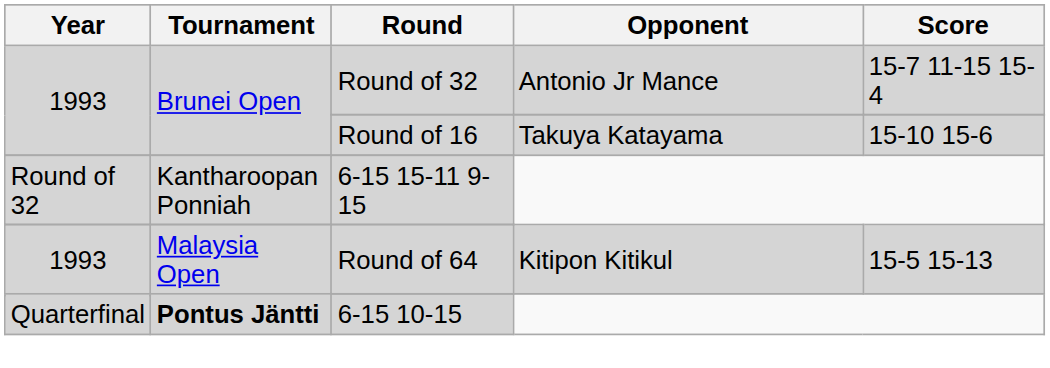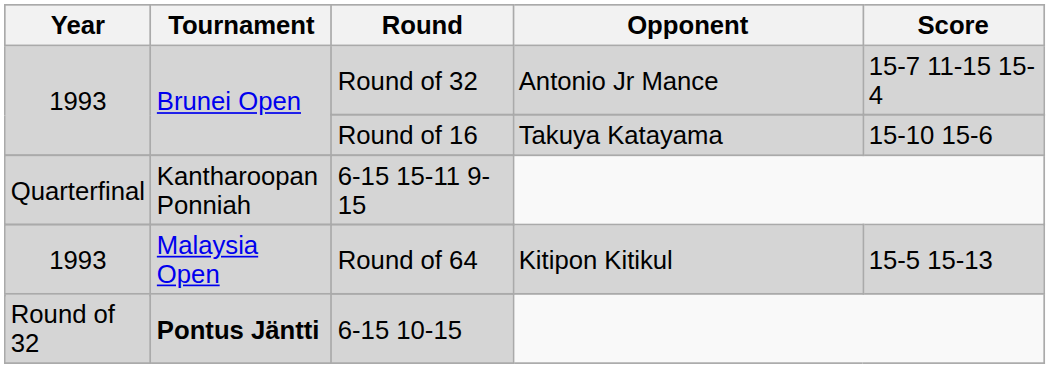(63, 190) Round of 32 -> (78, 190) Quarterfinal
(78, 315) Quarterfinal -> (63, 329) Round of 32
